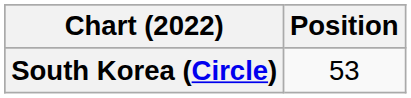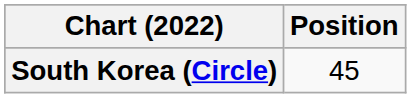(344, 69) 53 -> (344, 69) 45
